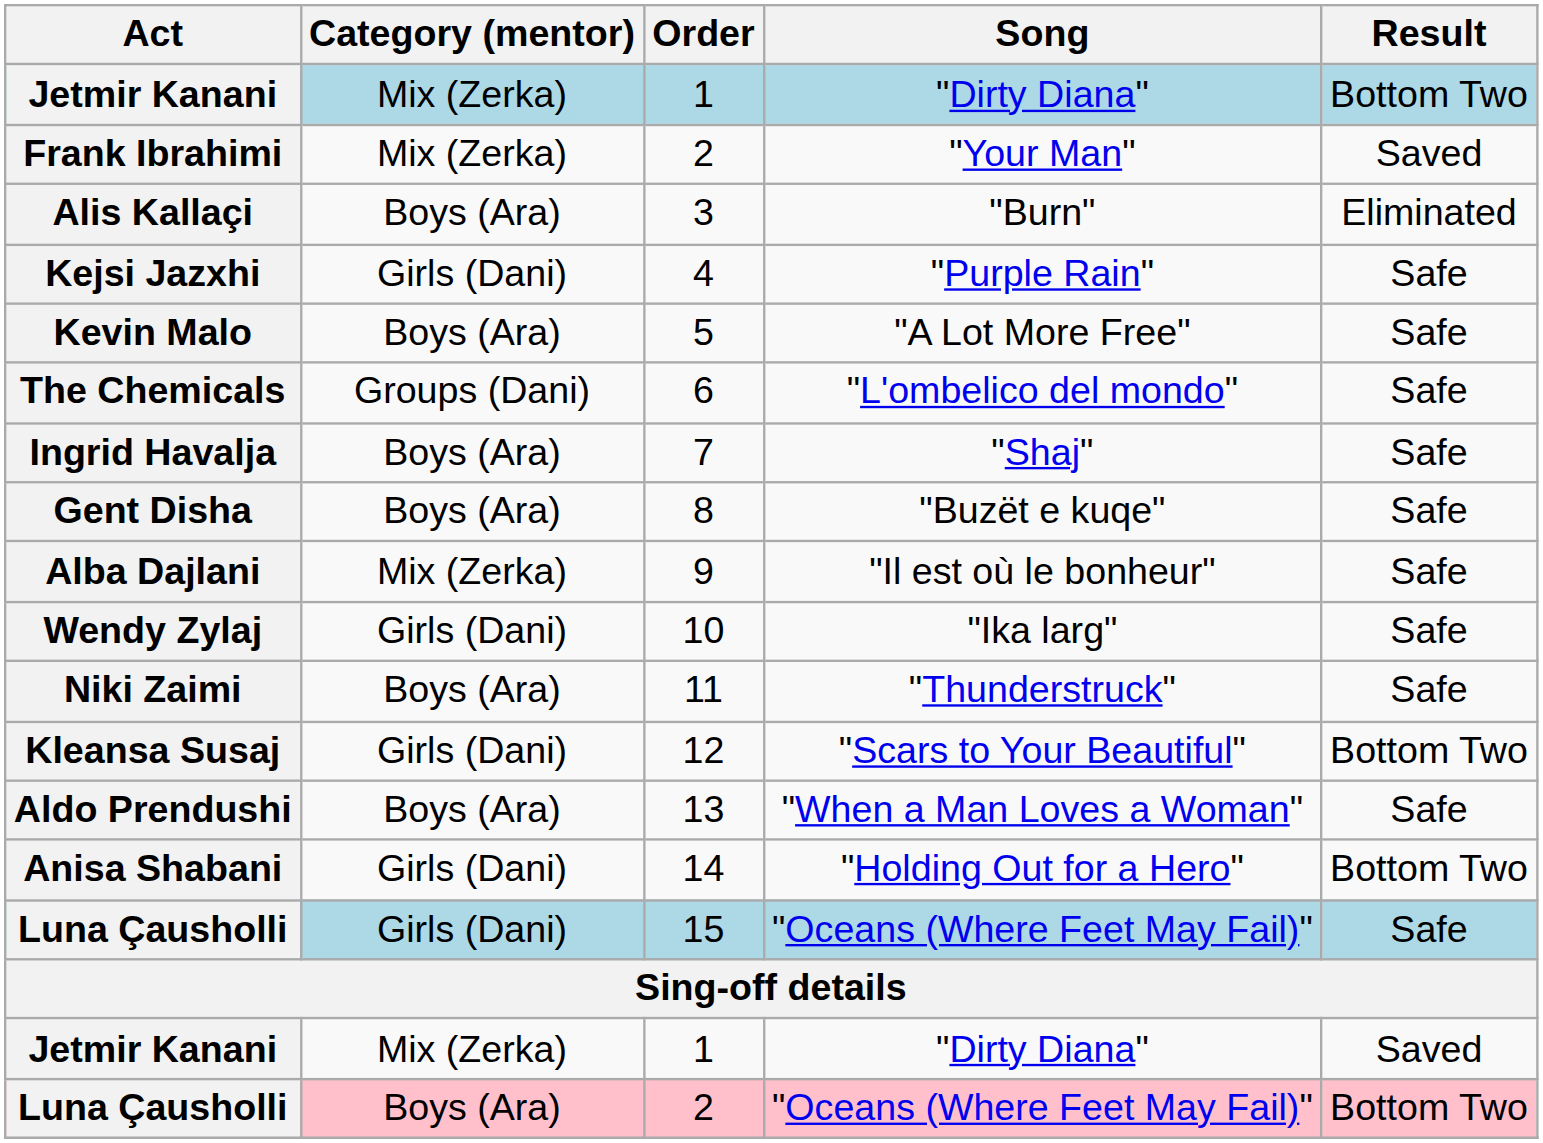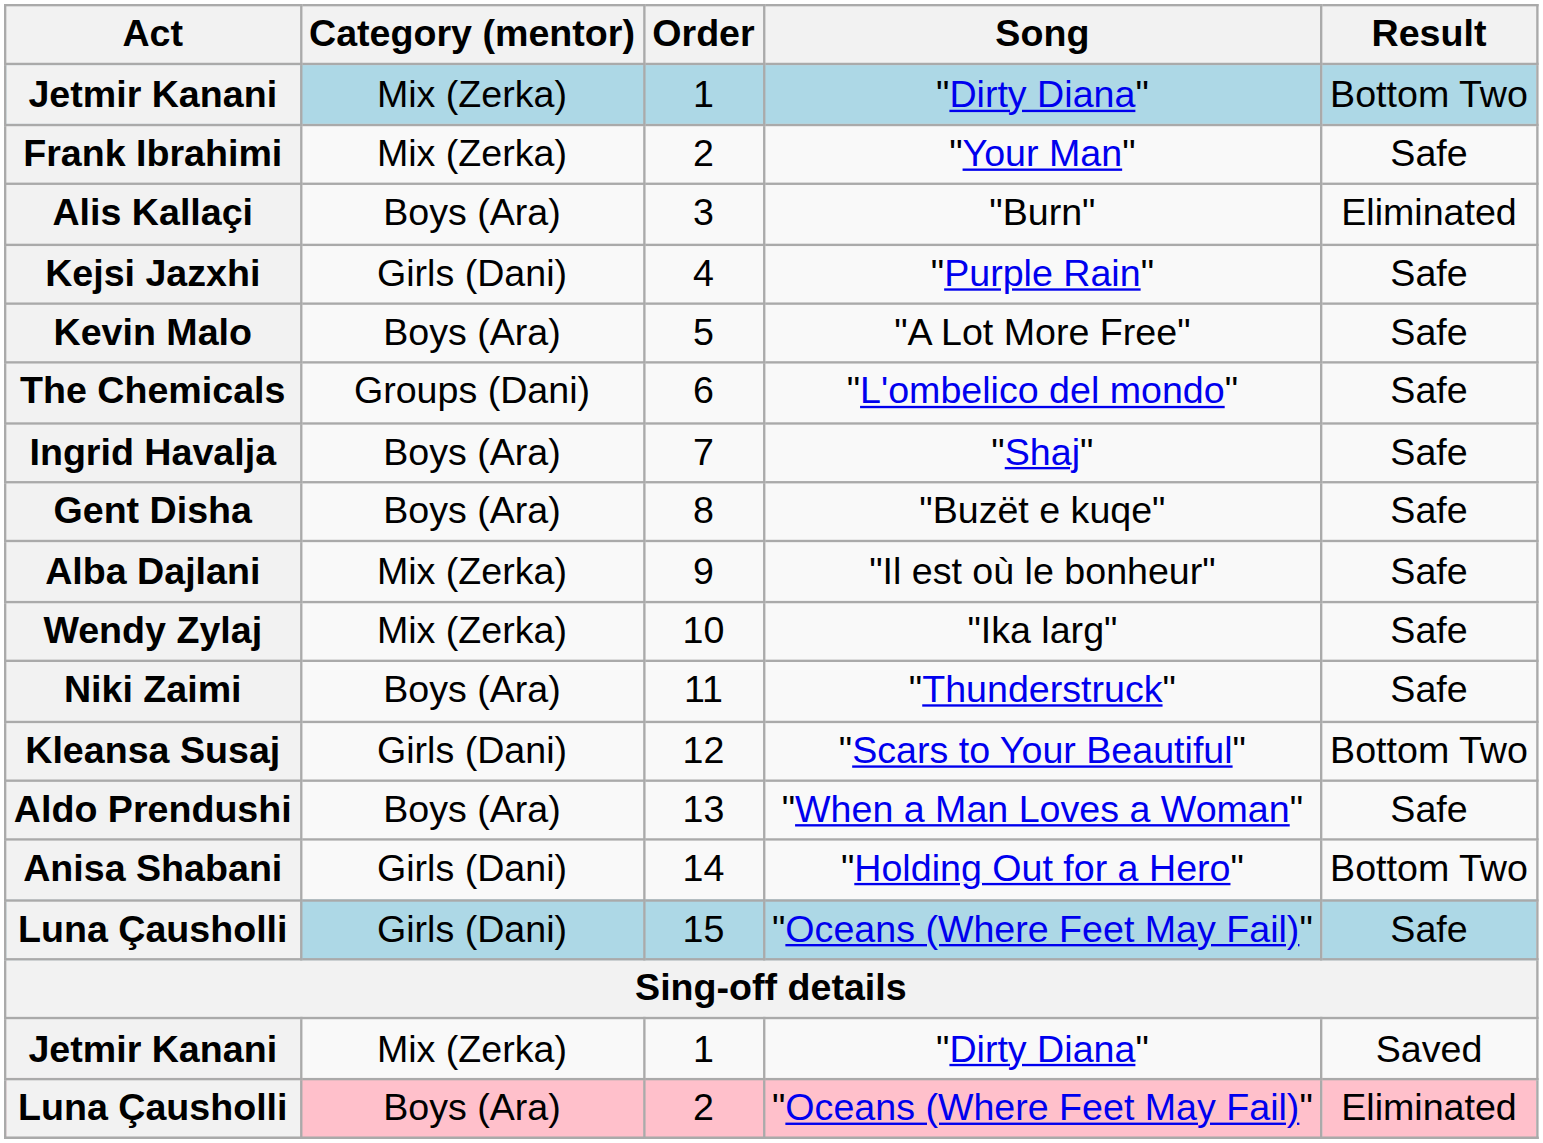(1429, 153) Saved -> (1429, 153) Safe
(472, 630) Girls (Dani) -> (472, 630) Mix (Zerka)
(1429, 1107) Bottom Two -> (1429, 1107) Eliminated
